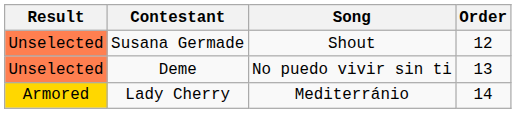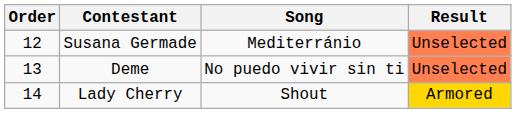columns swapped: (483, 18) <-> (56, 18)
(352, 43) Shout -> (304, 43) Mediterránio
(352, 95) Mediterránio -> (304, 95) Shout
